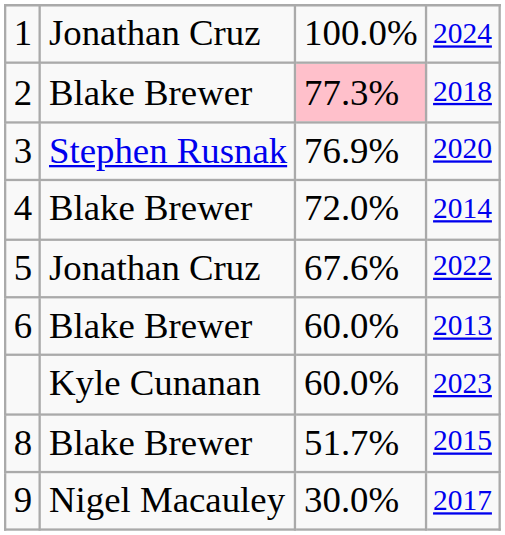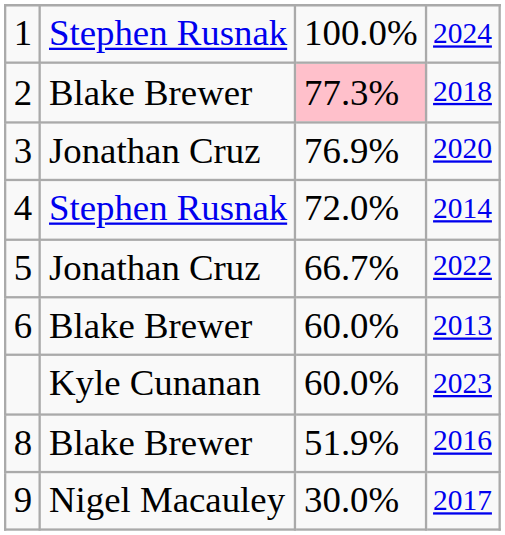(155, 33) Jonathan Cruz -> (168, 33) Stephen Rusnak
(168, 150) Stephen Rusnak -> (155, 150) Jonathan Cruz
(151, 208) Blake Brewer -> (168, 208) Stephen Rusnak
(352, 267) 67.6% -> (352, 267) 66.7%
(352, 442) 51.7% -> (352, 442) 51.9%
(462, 442) 2015 -> (462, 442) 2016
